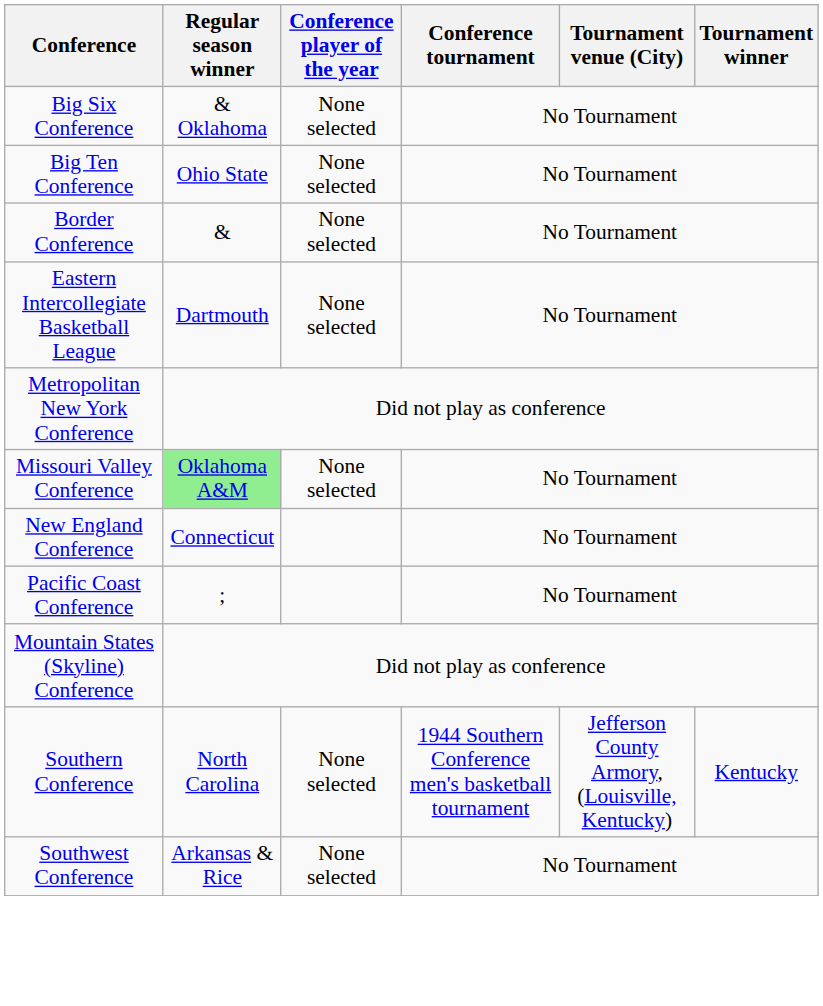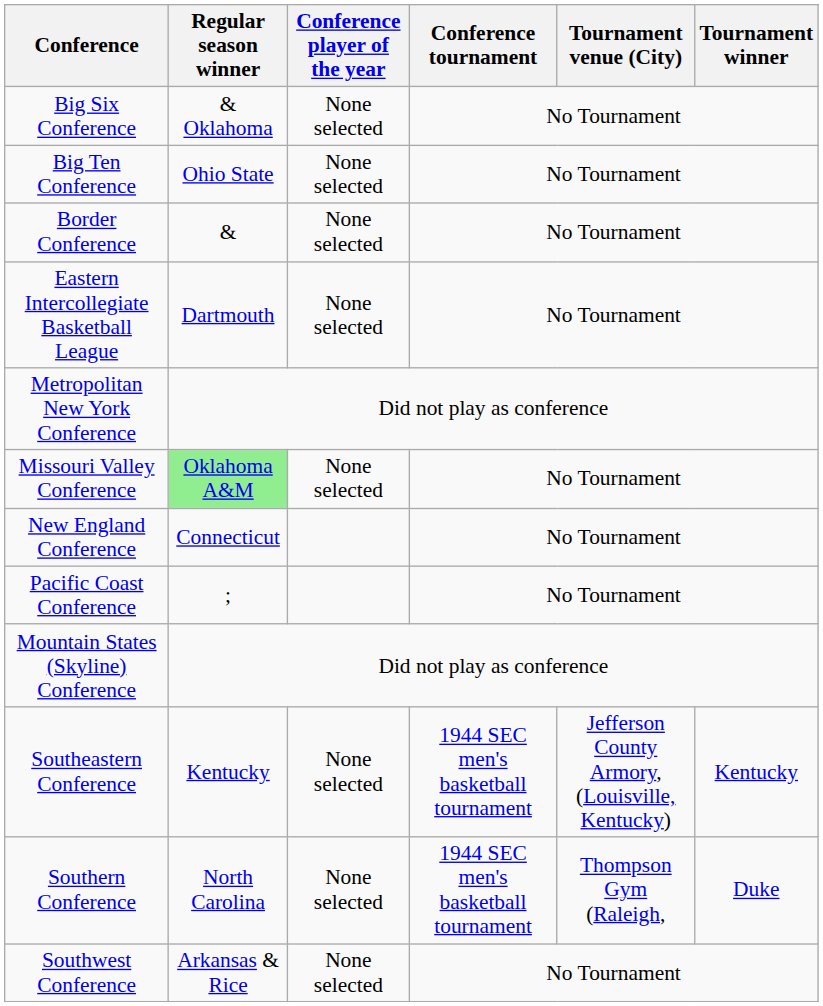+ row: (87, 771)
(481, 771) 1944 Southern Conference men's basketball tournament -> (483, 889) 1944 SEC men's basketball tournament
(627, 771) Jefferson County Armory, (Louisville, Kentucky) -> (626, 889) Thompson Gym (Raleigh,
(756, 771) Kentucky -> (756, 889) Duke
